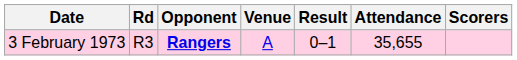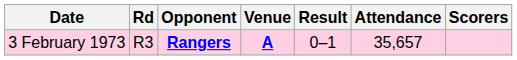(268, 43) normal -> (268, 43) bold
(398, 43) 35,655 -> (398, 43) 35,657
